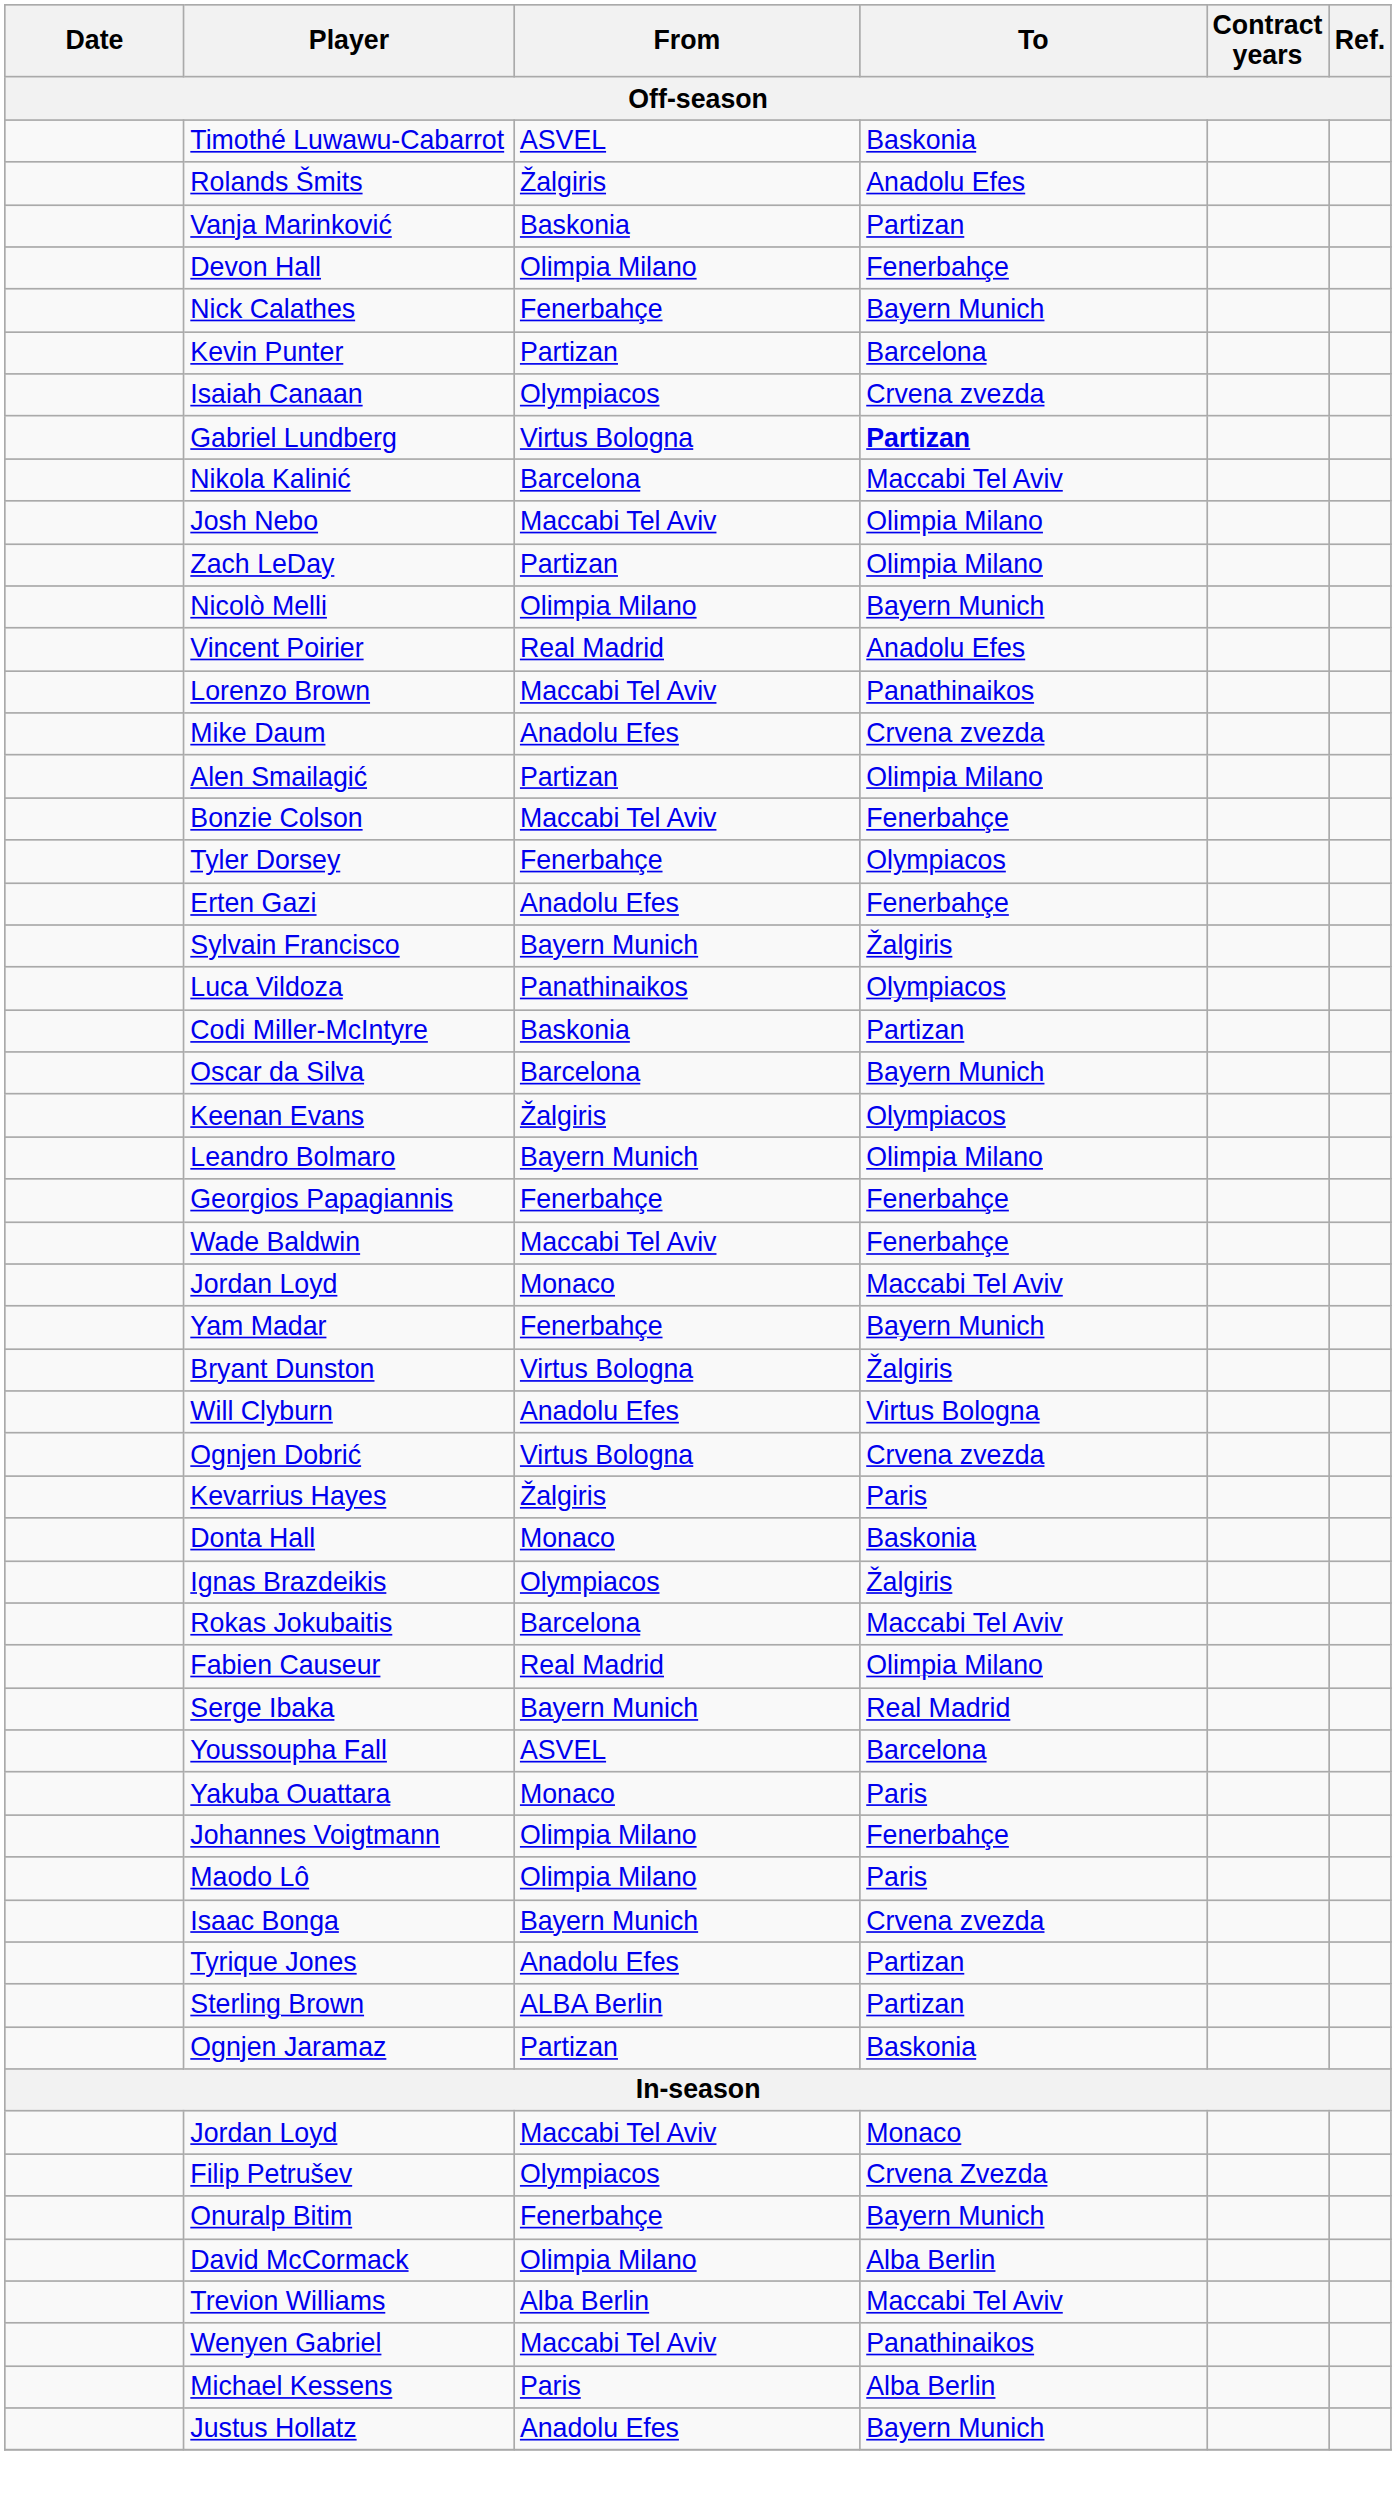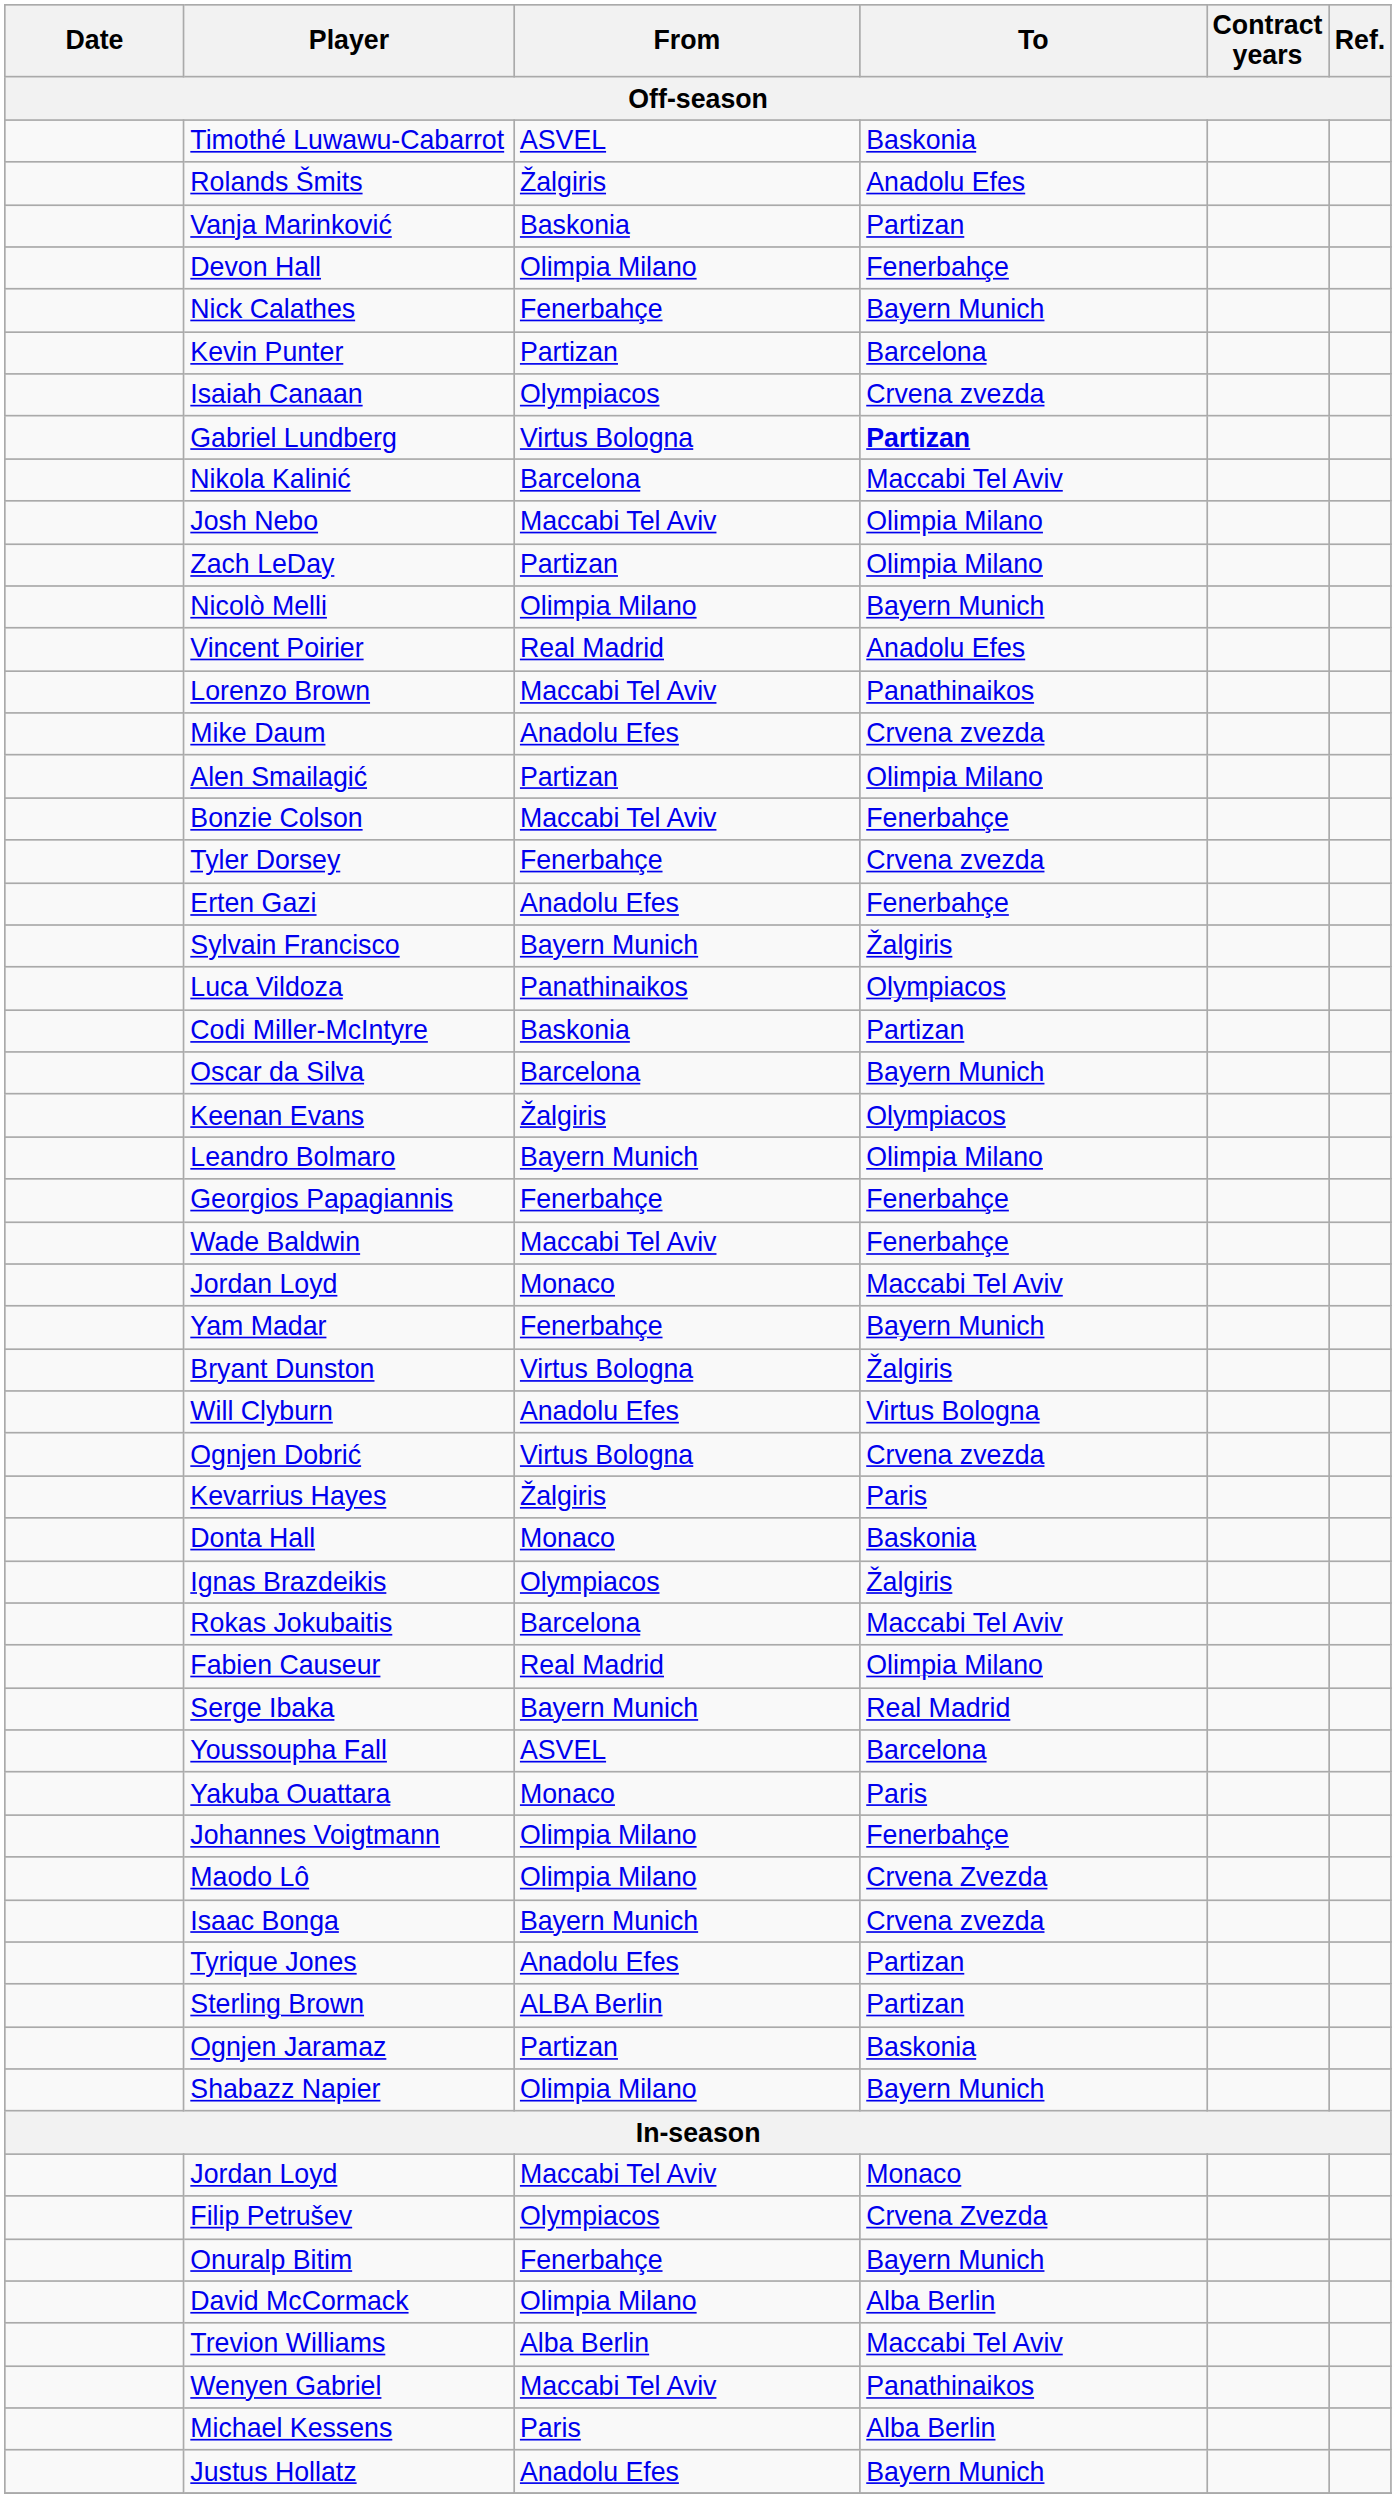(936, 860) Olympiacos -> (955, 860) Crvena zvezda
(897, 1877) Paris -> (957, 1877) Crvena Zvezda
+ row: (285, 2089)
